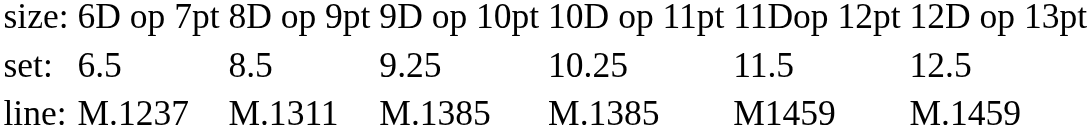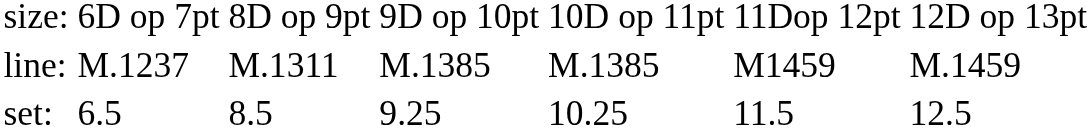rows swapped: (28, 64) <-> (35, 113)
